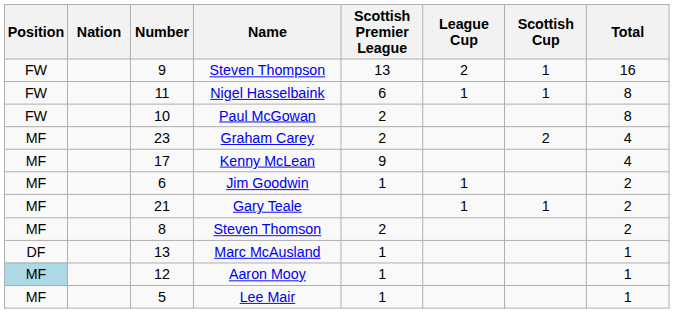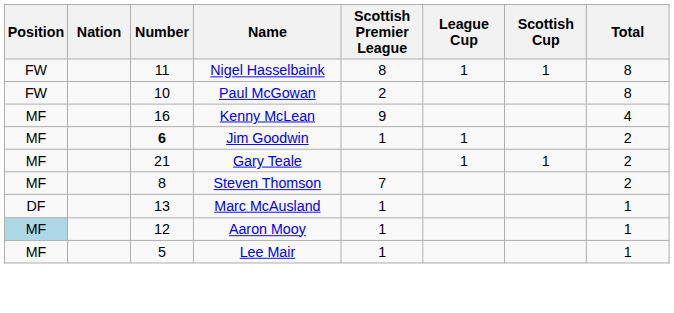- row: (267, 71)
(382, 93) 6 -> (382, 71) 8
- row: (267, 138)
(162, 161) 17 -> (162, 116) 16
(162, 184) normal -> (162, 138) bold
(382, 229) 2 -> (382, 184) 7
